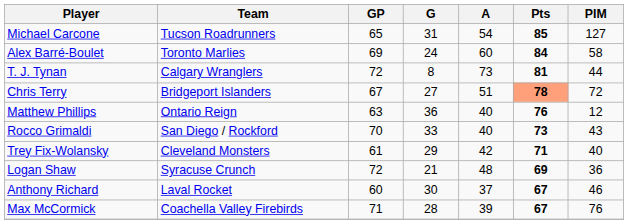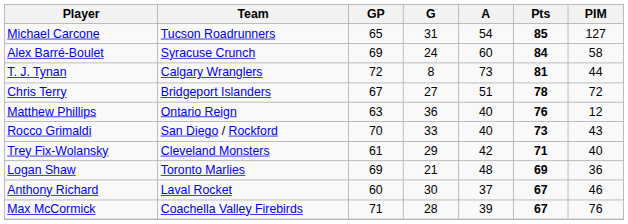(203, 53) Toronto Marlies -> (208, 53) Syracuse Crunch
(541, 92) lightsalmon background -> (541, 92) no background
(208, 170) Syracuse Crunch -> (203, 170) Toronto Marlies
(376, 170) 72 -> (376, 170) 69
